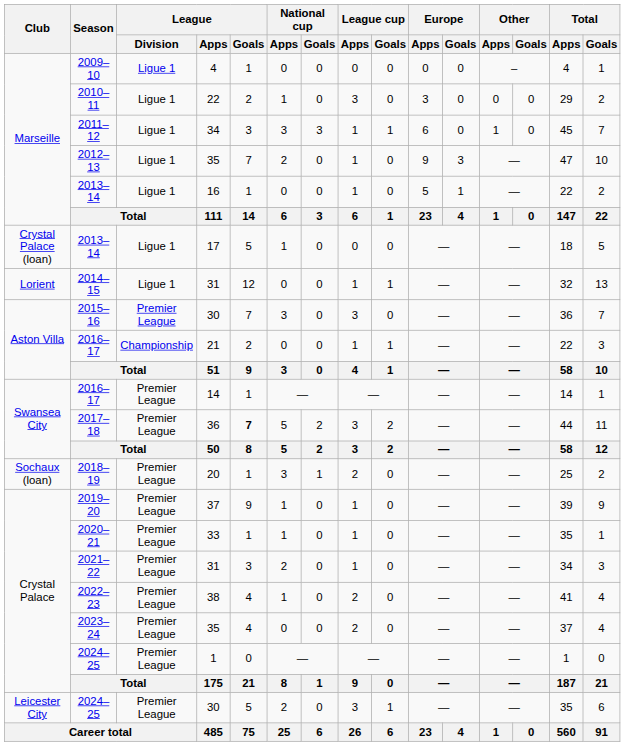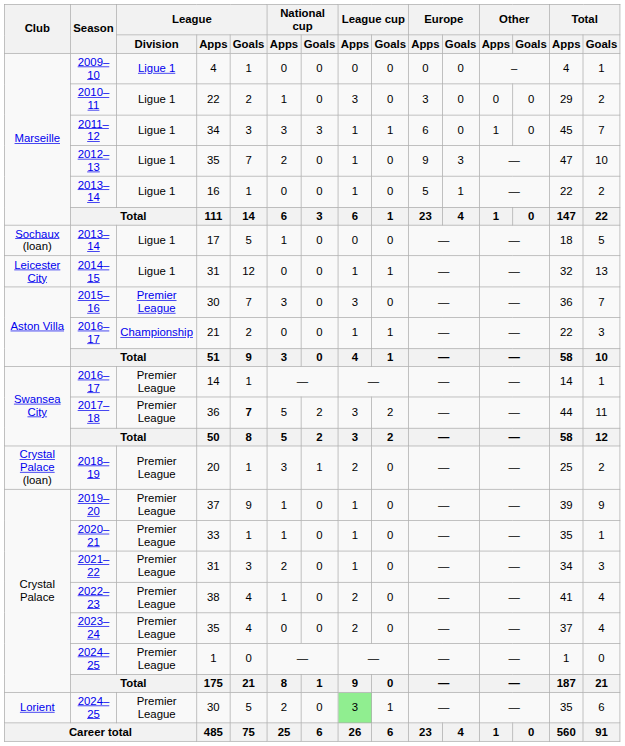(37, 247) Crystal Palace (loan) -> (37, 240) Sochaux (loan)
(37, 284) Lorient -> (37, 271) Leicester City
(37, 474) Sochaux (loan) -> (37, 467) Crystal Palace (loan)
(37, 707) Leicester City -> (37, 707) Lorient
(355, 707) no background -> (355, 707) lightgreen background
